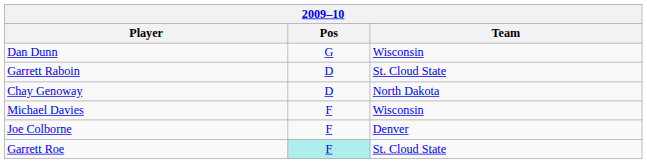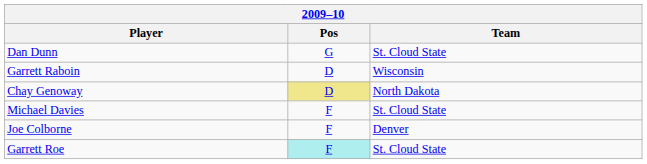(398, 52) Wisconsin -> (409, 52) St. Cloud State
(409, 71) St. Cloud State -> (398, 71) Wisconsin
(329, 91) no background -> (329, 91) khaki background
(398, 110) Wisconsin -> (409, 110) St. Cloud State
